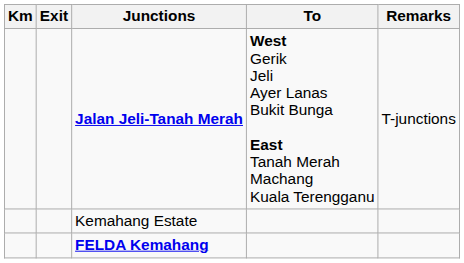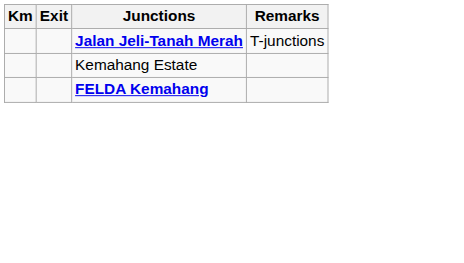- column: (312, 16)
